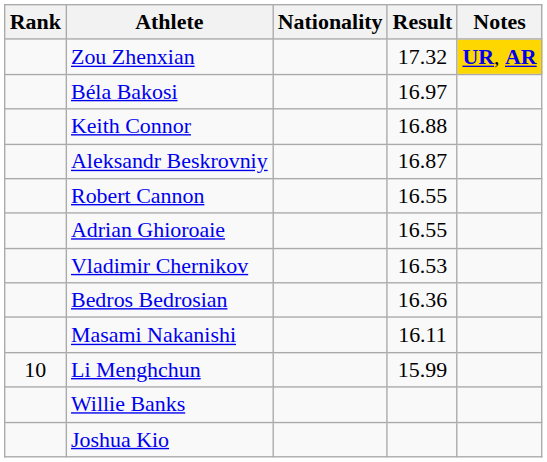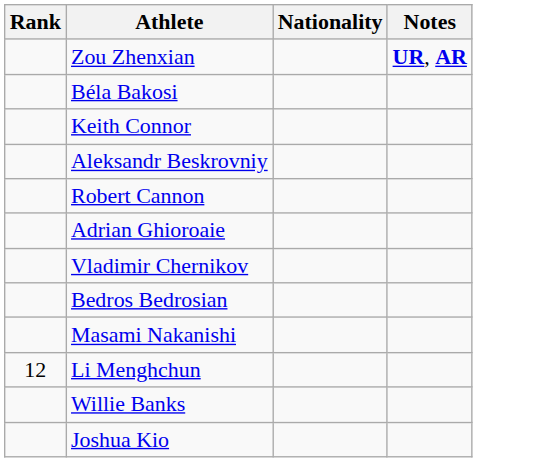- column: (422, 21)
(500, 56) gold background -> (430, 56) no background
(35, 369) 10 -> (35, 369) 12
